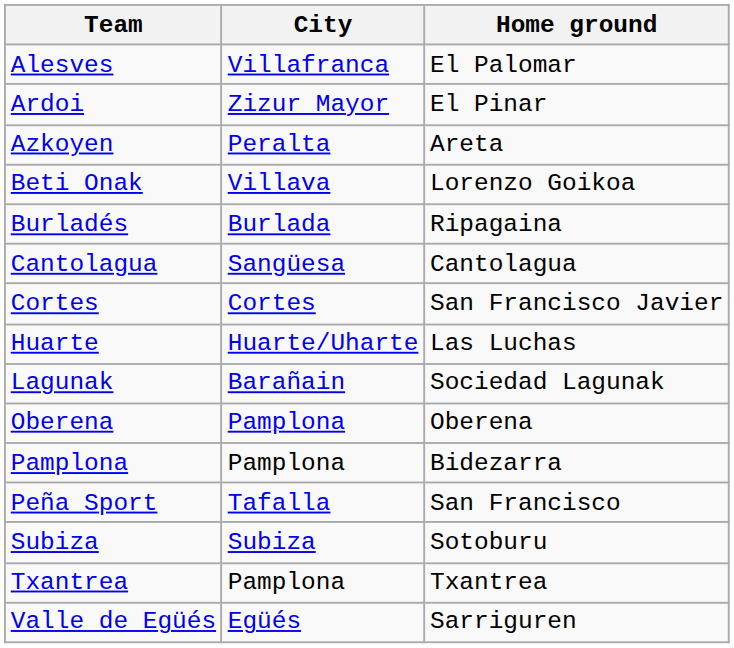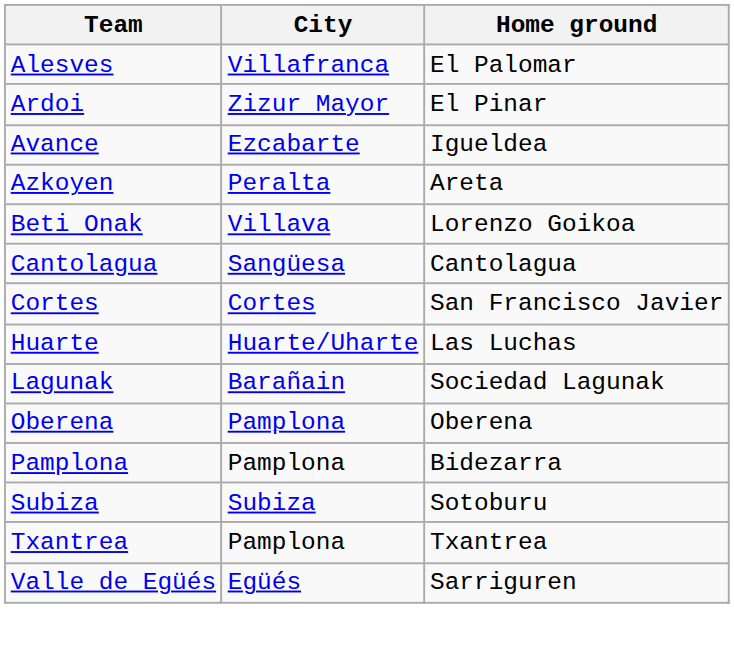+ row: (55, 144)
- row: (69, 224)
- row: (84, 503)
